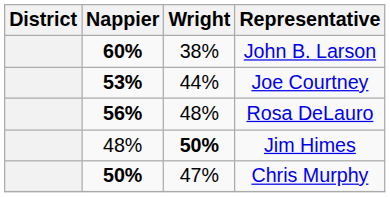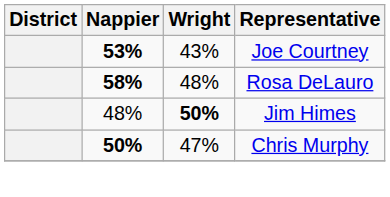- row: (310, 51)
(199, 82) 44% -> (199, 51) 43%
(123, 113) 56% -> (123, 82) 58%
